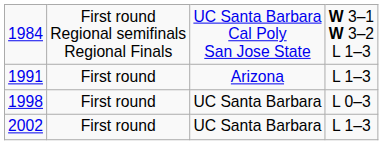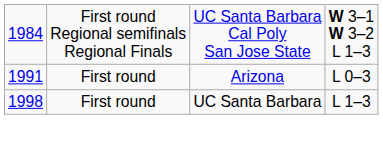(351, 77) L 1–3 -> (351, 77) L 0–3
(351, 101) L 0–3 -> (351, 101) L 1–3
- row: (26, 126)
